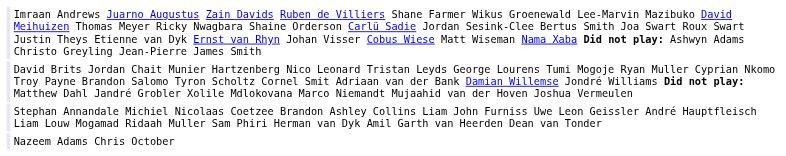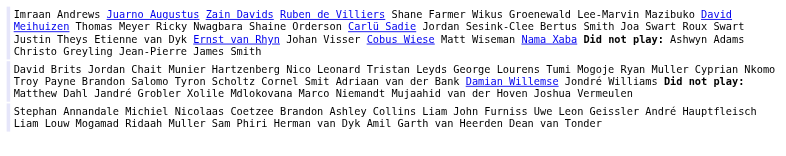- row: (94, 141)
